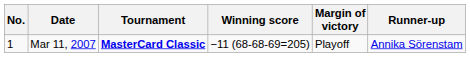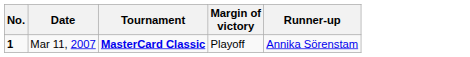- column: (260, 20)
(10, 44) normal -> (10, 44) bold
